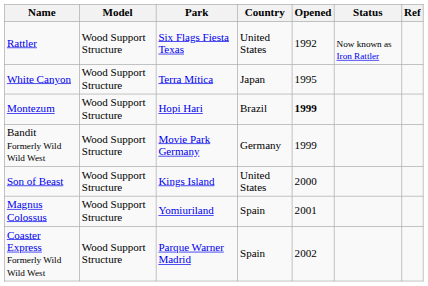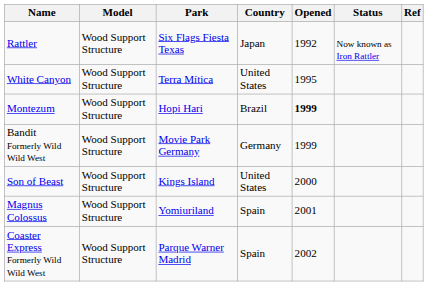(255, 43) United States -> (253, 43) Japan
(253, 79) Japan -> (255, 79) United States
